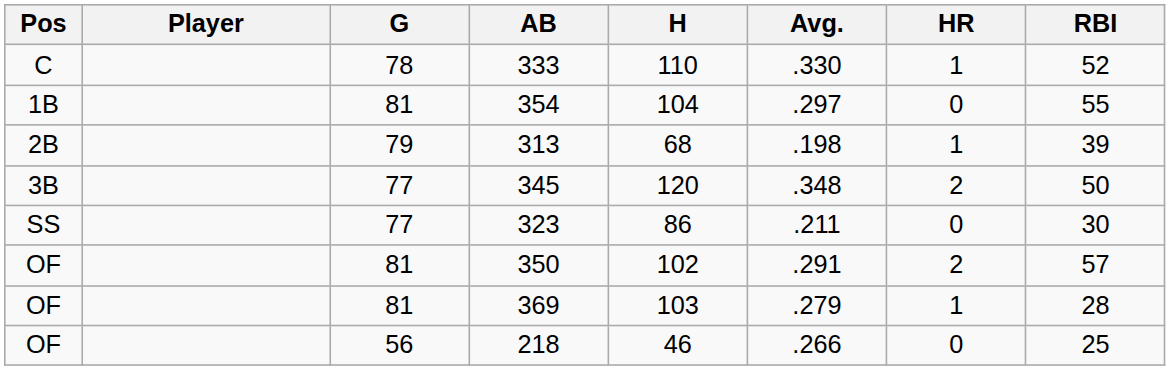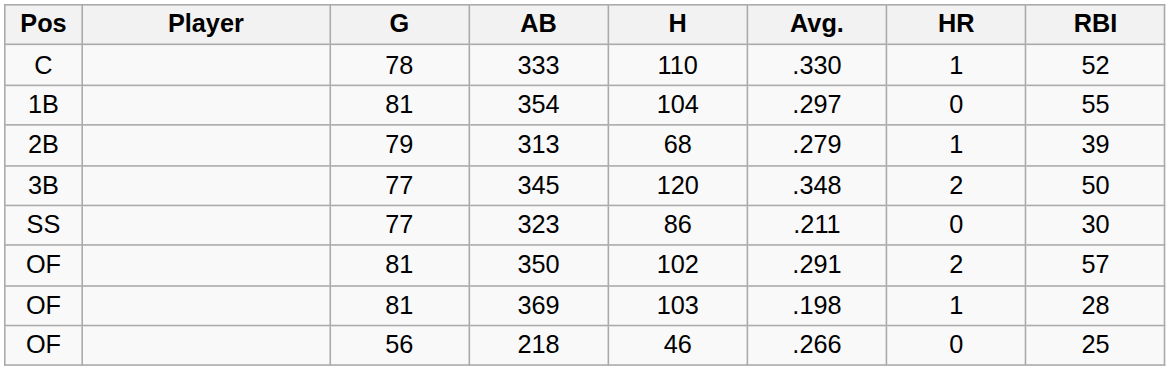(817, 144) .198 -> (817, 144) .279
(817, 305) .279 -> (817, 305) .198
